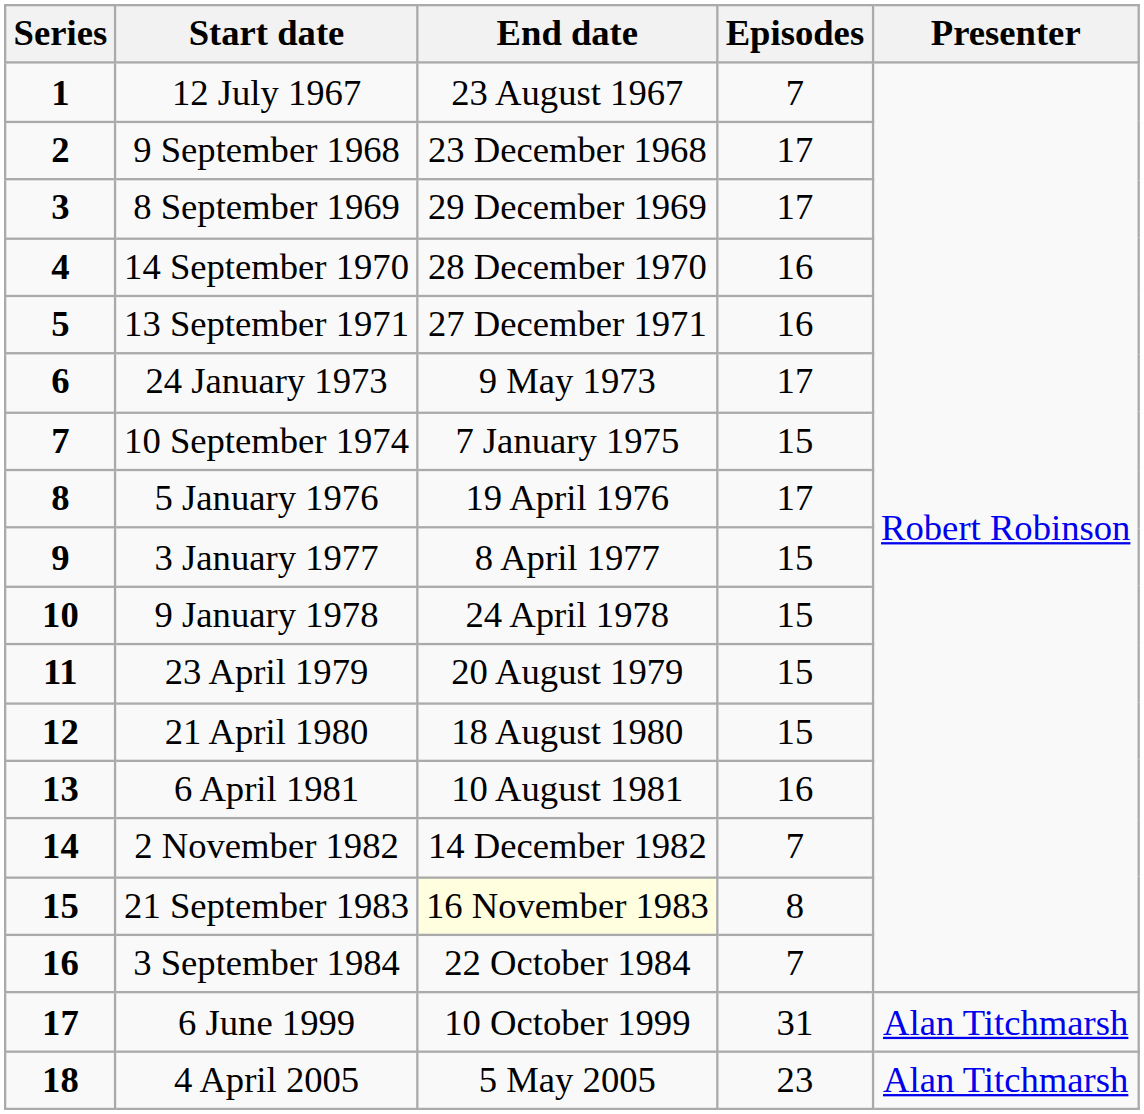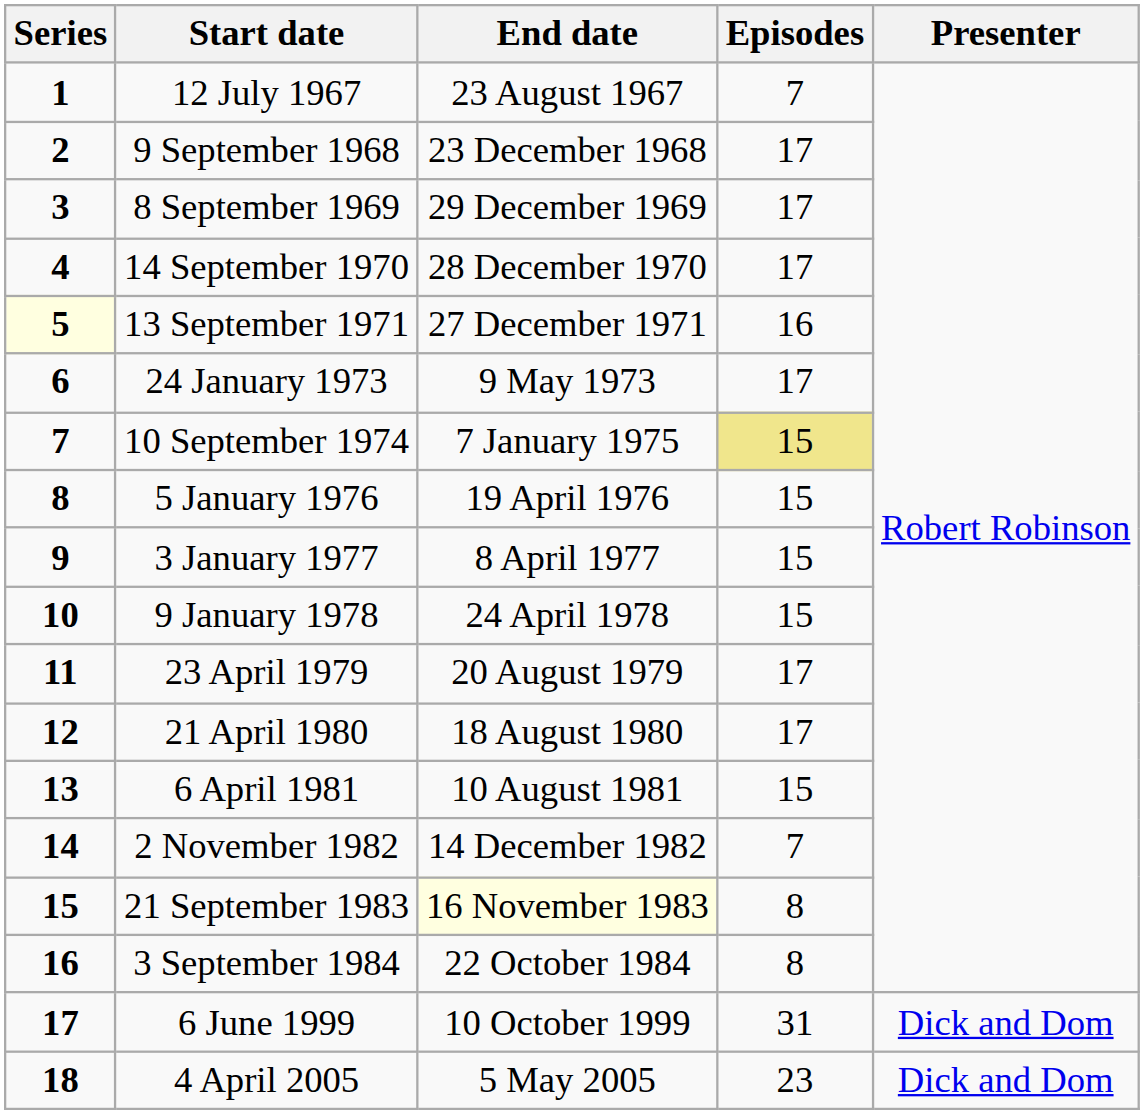(795, 265) 16 -> (795, 265) 17
(60, 324) no background -> (60, 324) lightyellow background
(795, 440) no background -> (795, 440) khaki background
(795, 498) 17 -> (795, 498) 15
(795, 672) 15 -> (795, 672) 17
(795, 730) 15 -> (795, 730) 17
(795, 788) 16 -> (795, 788) 15
(795, 963) 7 -> (795, 963) 8
(1006, 1021) Alan Titchmarsh -> (1006, 1021) Dick and Dom
(1006, 1079) Alan Titchmarsh -> (1006, 1079) Dick and Dom
